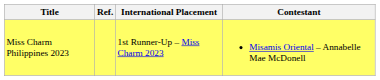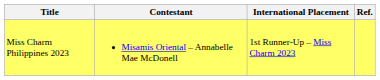columns swapped: (299, 12) <-> (105, 12)
